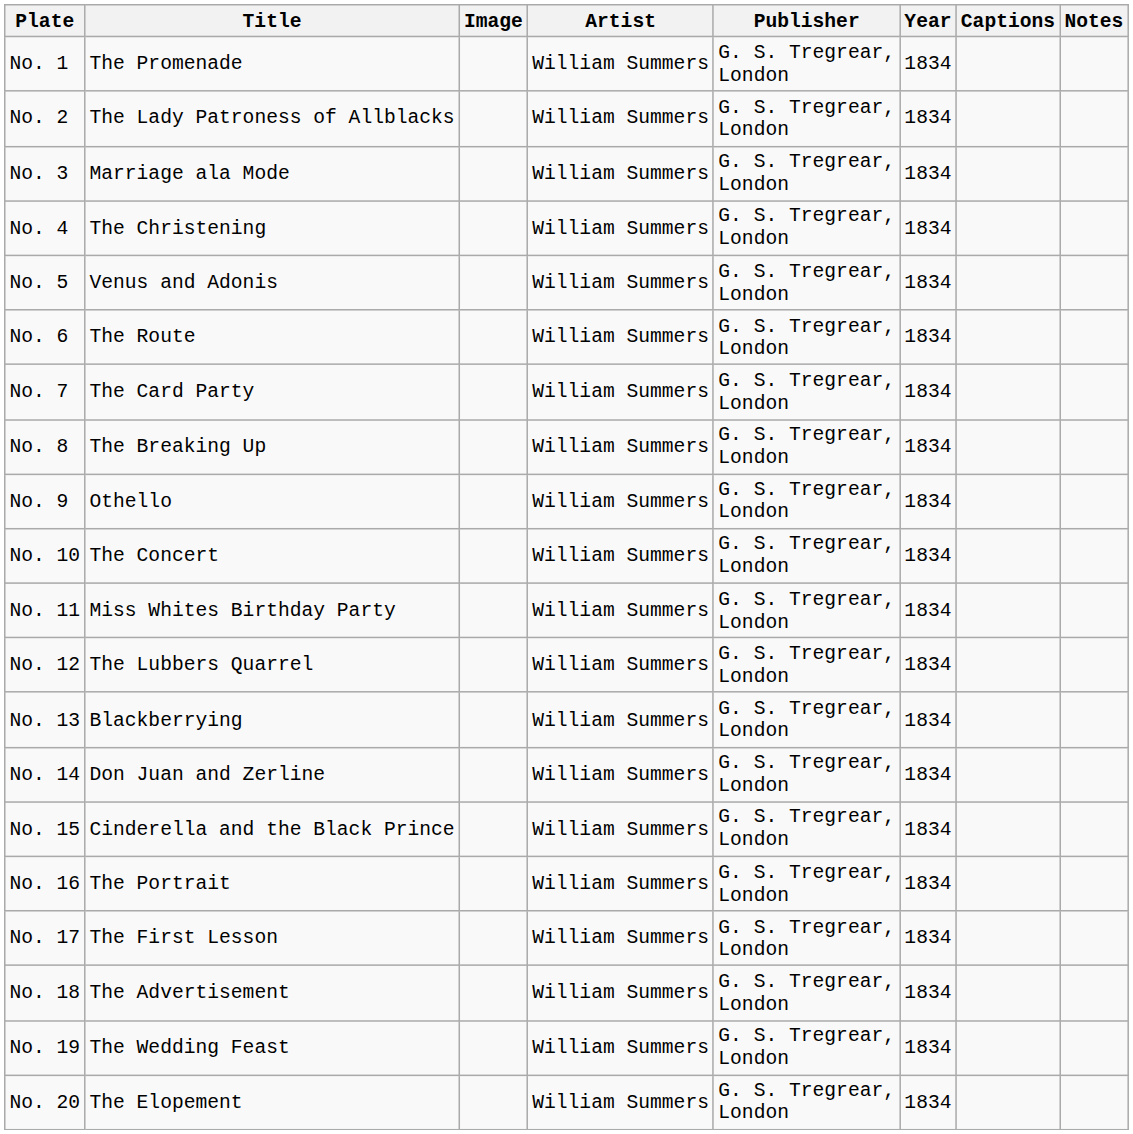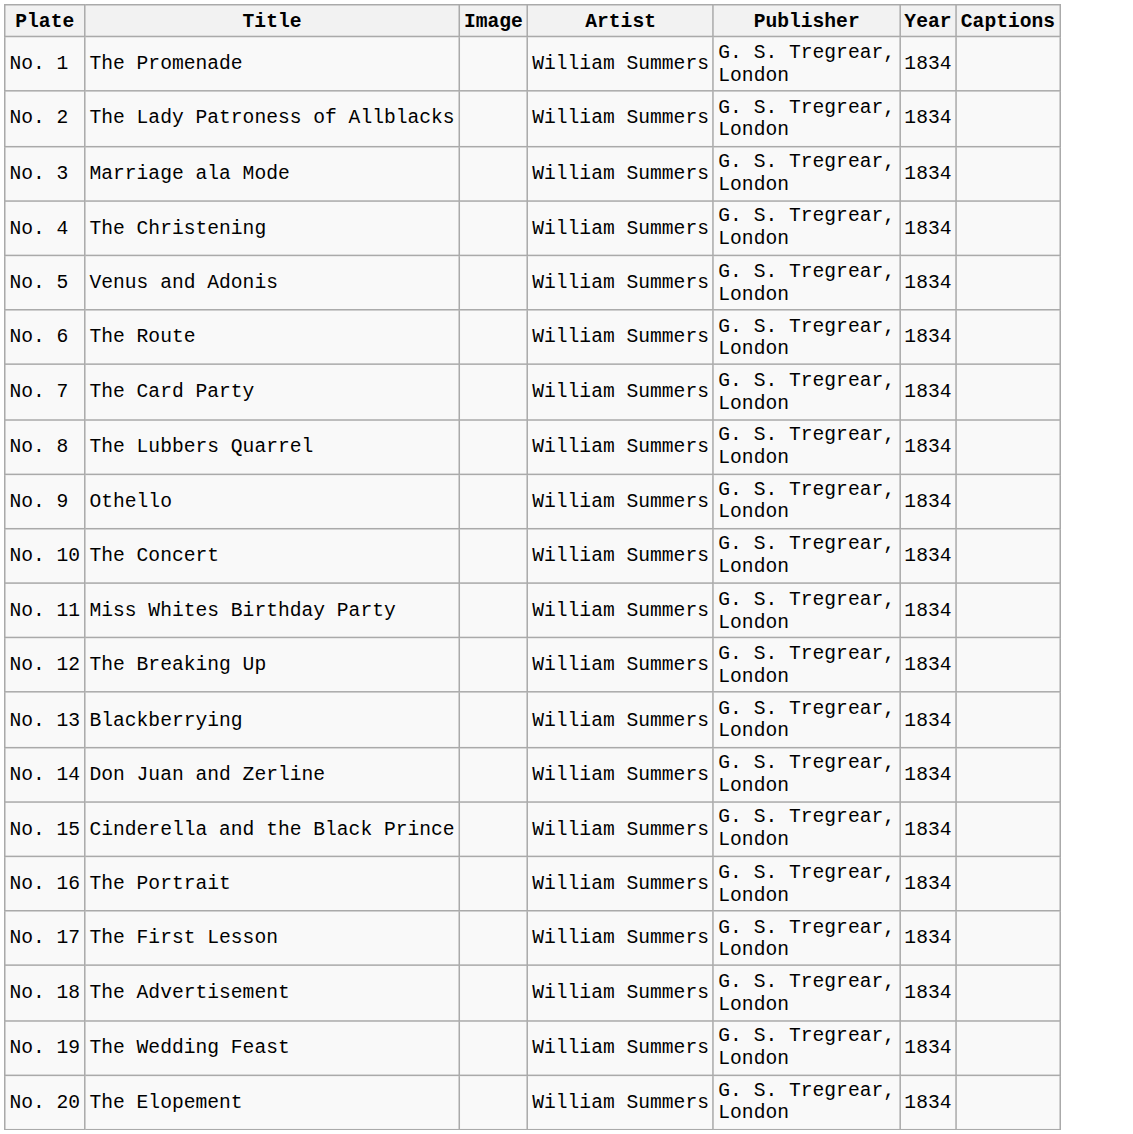- column: (1094, 21)
(178, 447) The Breaking Up -> (201, 447) The Lubbers Quarrel
(201, 665) The Lubbers Quarrel -> (178, 665) The Breaking Up
